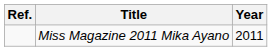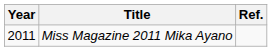columns swapped: (249, 14) <-> (20, 14)
